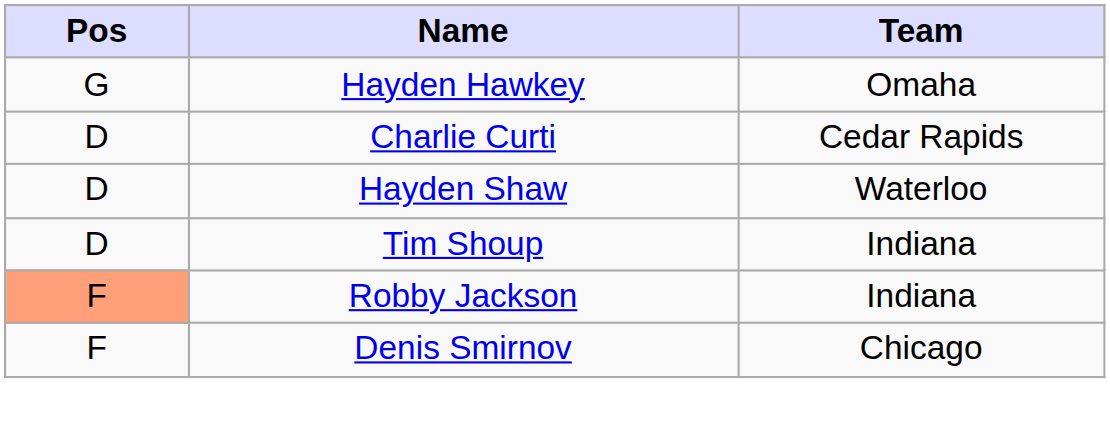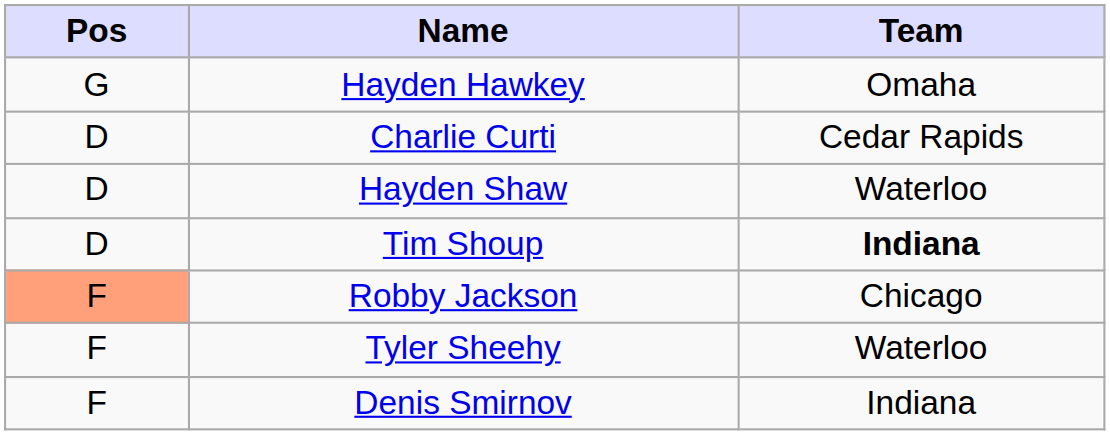(921, 243) normal -> (921, 243) bold
(921, 296) Indiana -> (921, 296) Chicago
+ row: (463, 349)
(921, 349) Chicago -> (921, 402) Indiana
